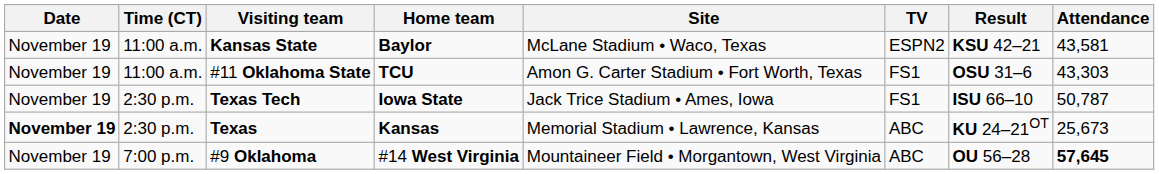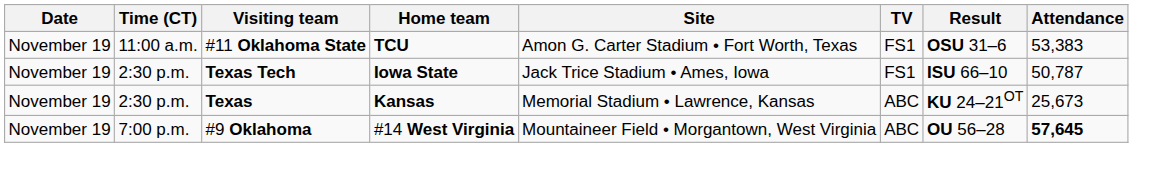- row: (264, 45)
(1083, 72) 43,303 -> (1057, 45) 53,383
(62, 128) bold -> (60, 101) normal
